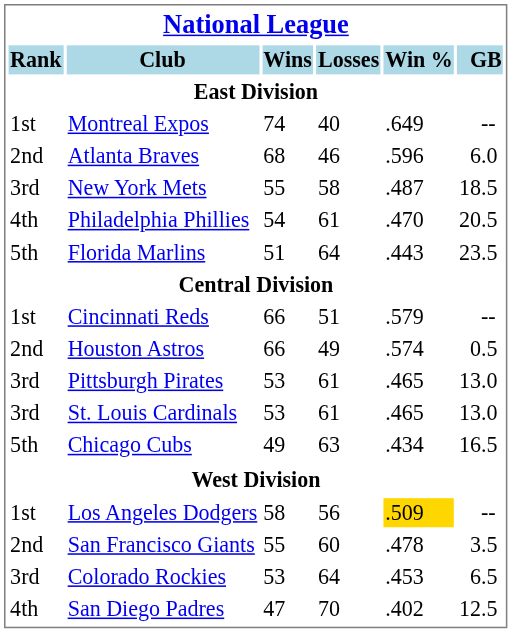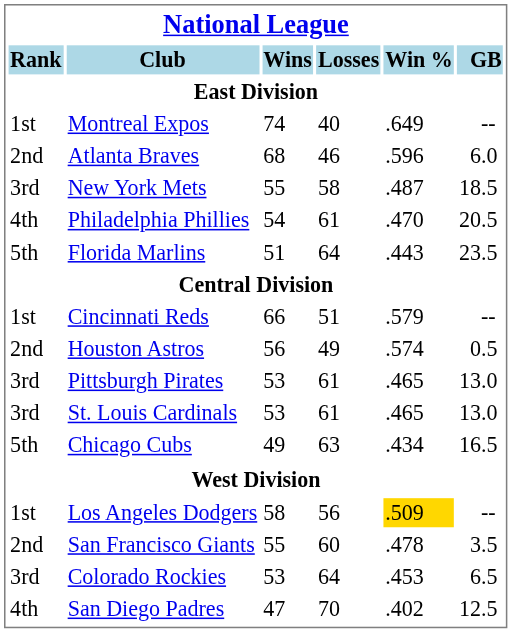(274, 348) 66 -> (274, 348) 56
